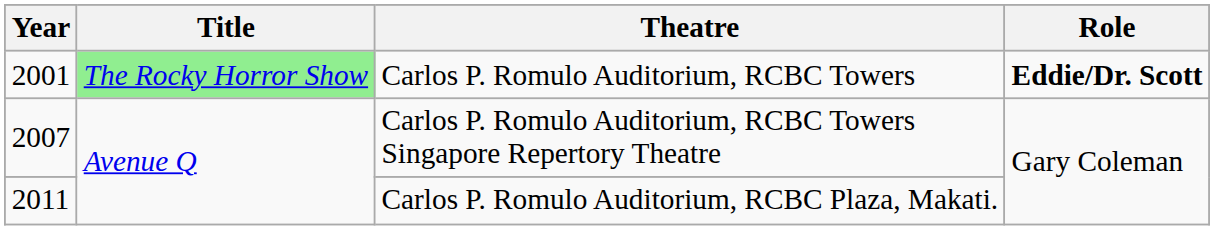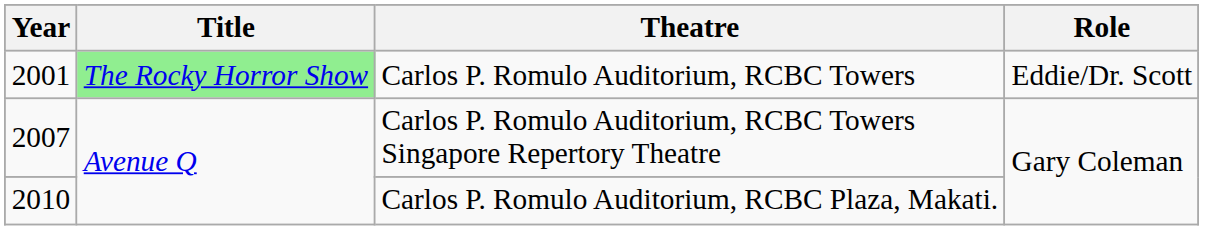(1107, 74) bold -> (1102, 74) normal
(40, 199) 2011 -> (41, 199) 2010
